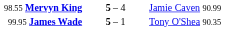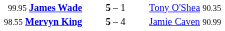rows swapped: (43, 8) <-> (45, 21)
